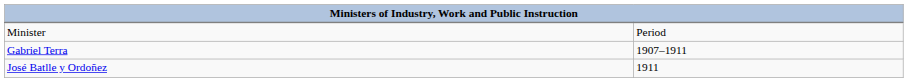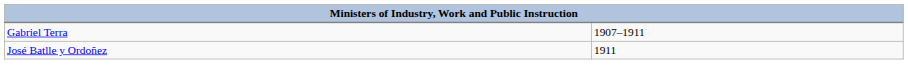- row: (26, 32)
